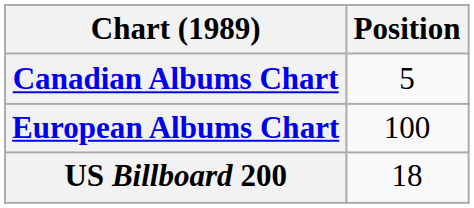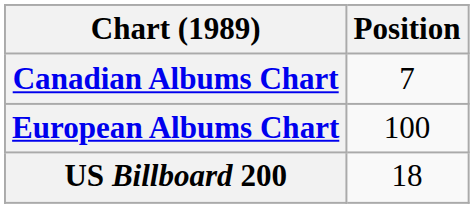(407, 78) 5 -> (407, 78) 7
